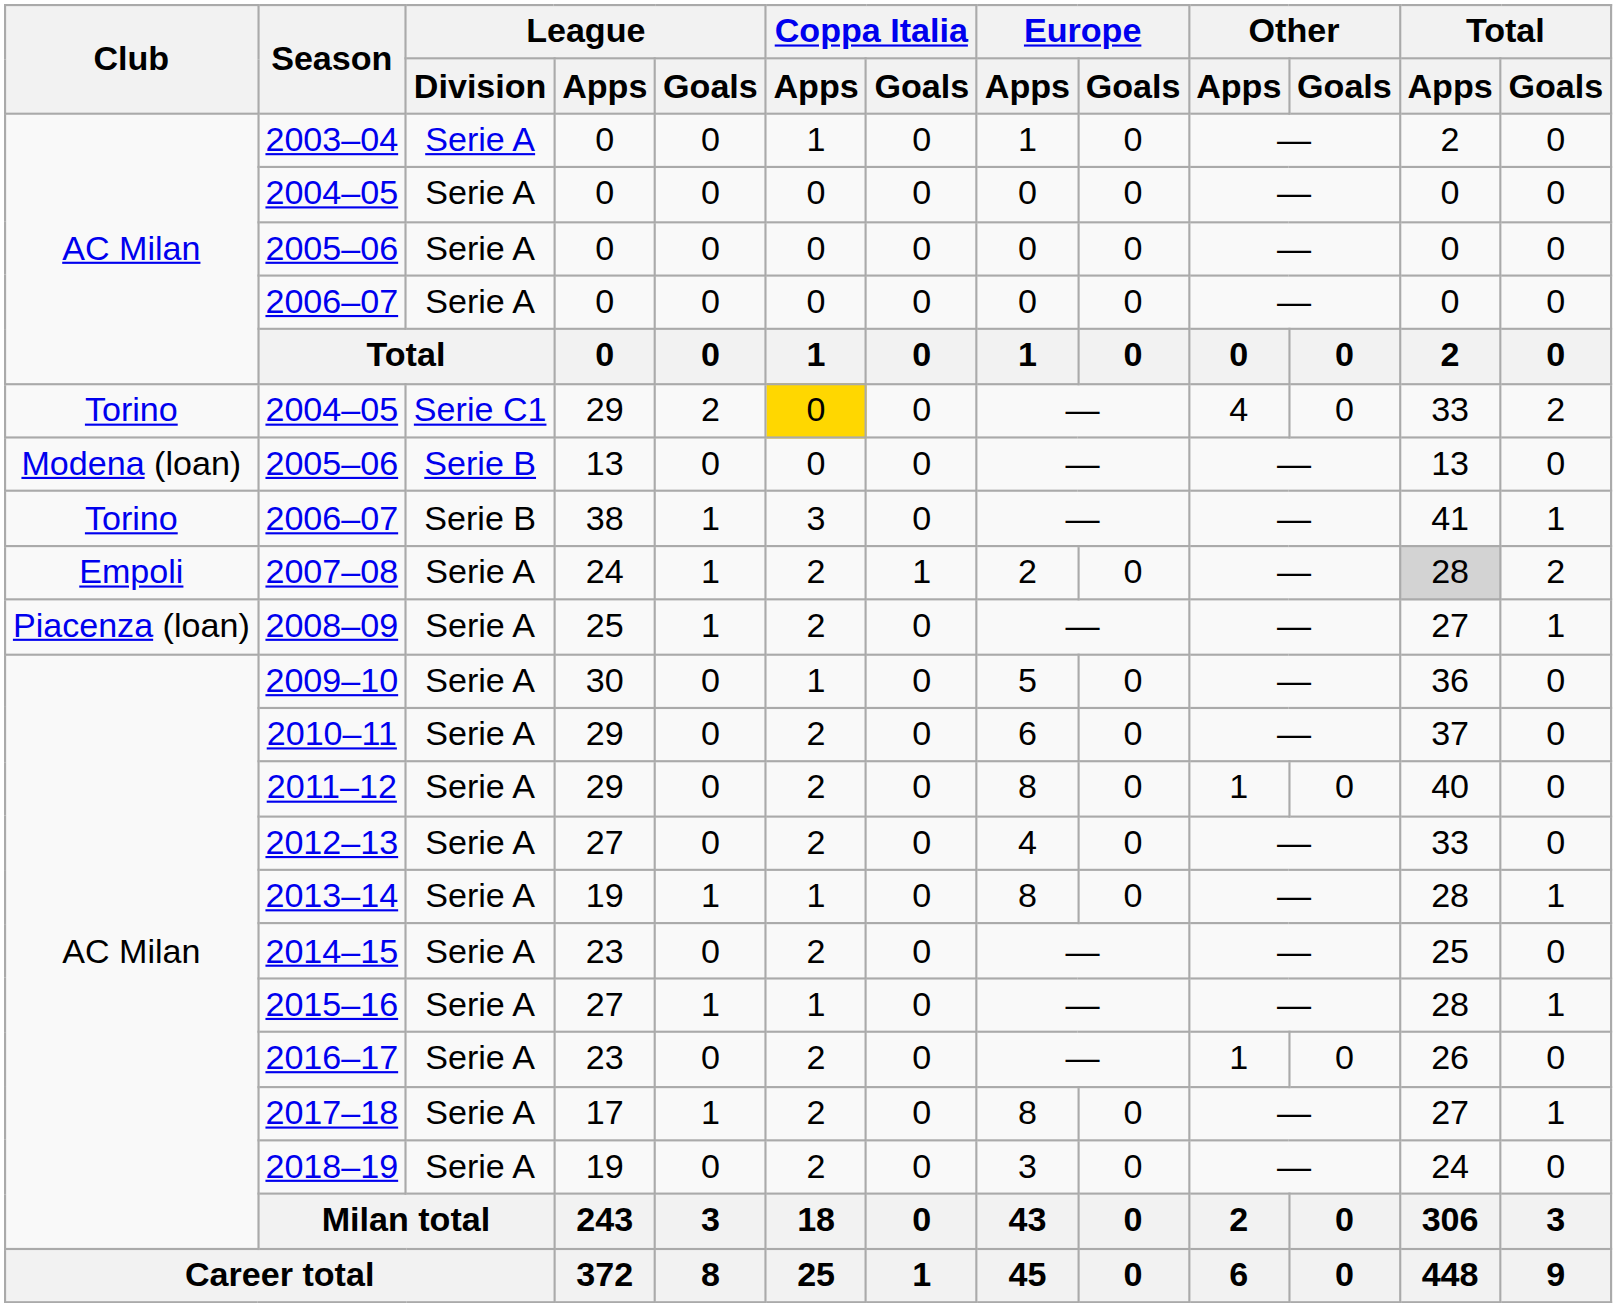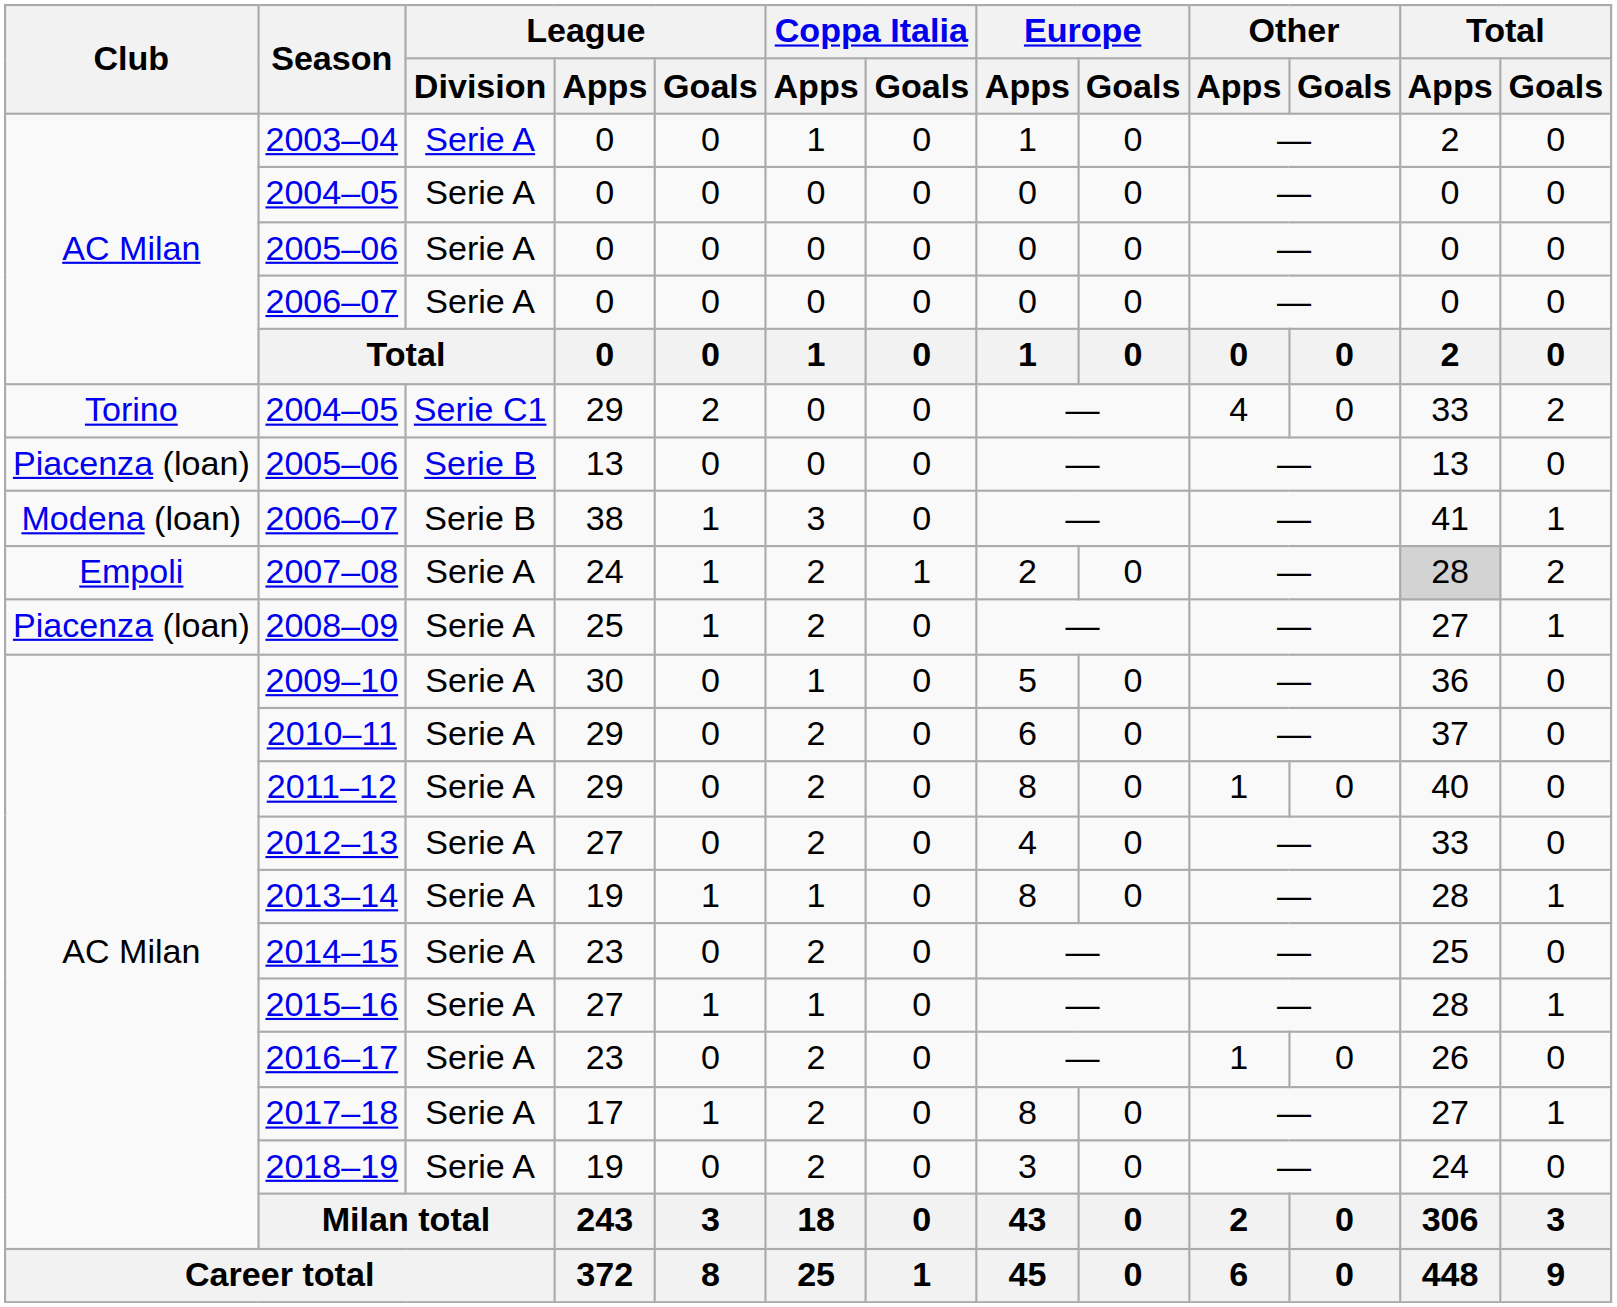(816, 409) gold background -> (816, 409) no background
(131, 463) Modena (loan) -> (131, 463) Piacenza (loan)
(131, 517) Torino -> (131, 517) Modena (loan)
